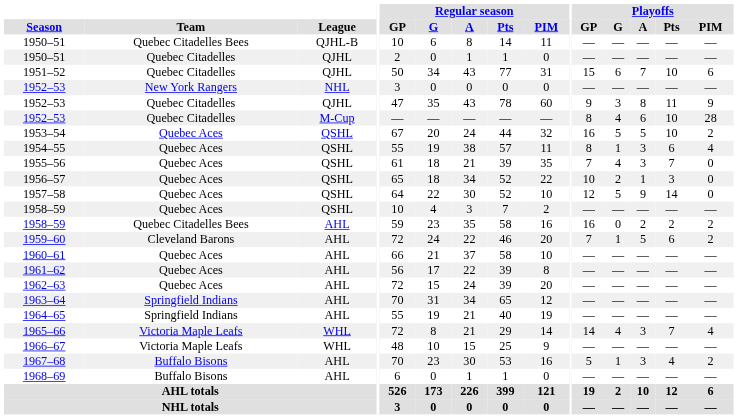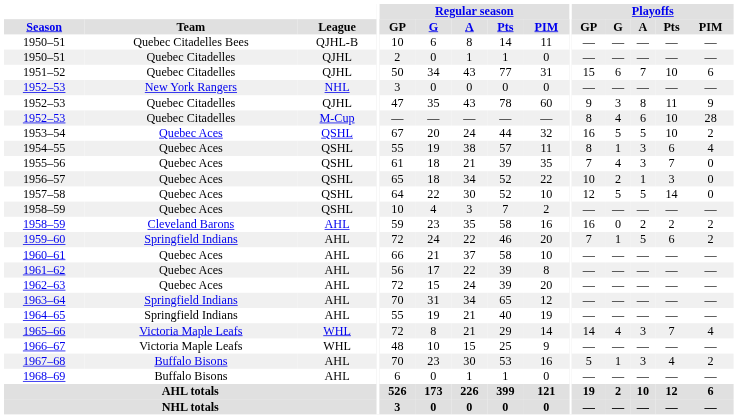(643, 194) 9 -> (643, 194) 5
(191, 224) Quebec Citadelles Bees -> (191, 224) Cleveland Barons
(191, 239) Cleveland Barons -> (191, 239) Springfield Indians
